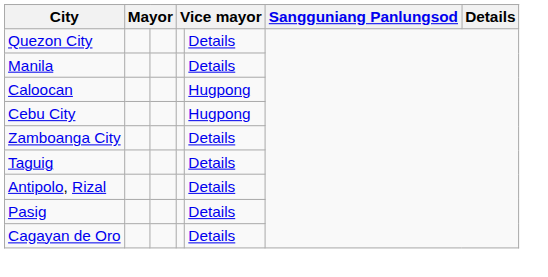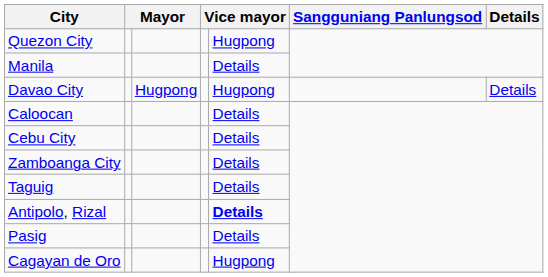(212, 41) Details -> (244, 41) Hugpong
+ row: (46, 90)
(219, 90) Hugpong -> (236, 114) Details
(219, 114) Hugpong -> (236, 138) Details
(212, 187) normal -> (238, 211) bold
(212, 236) Details -> (244, 260) Hugpong
